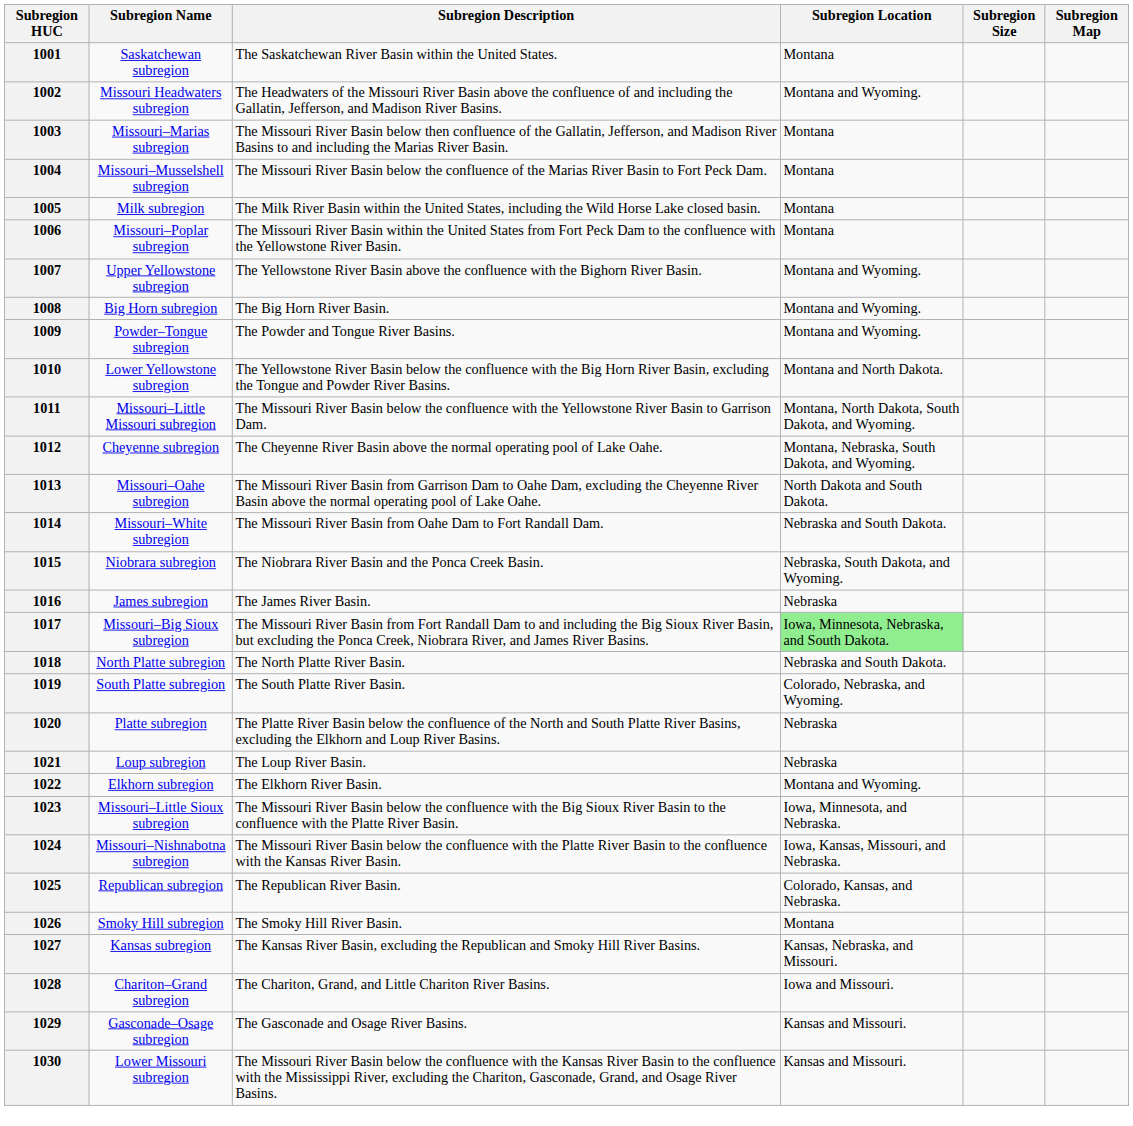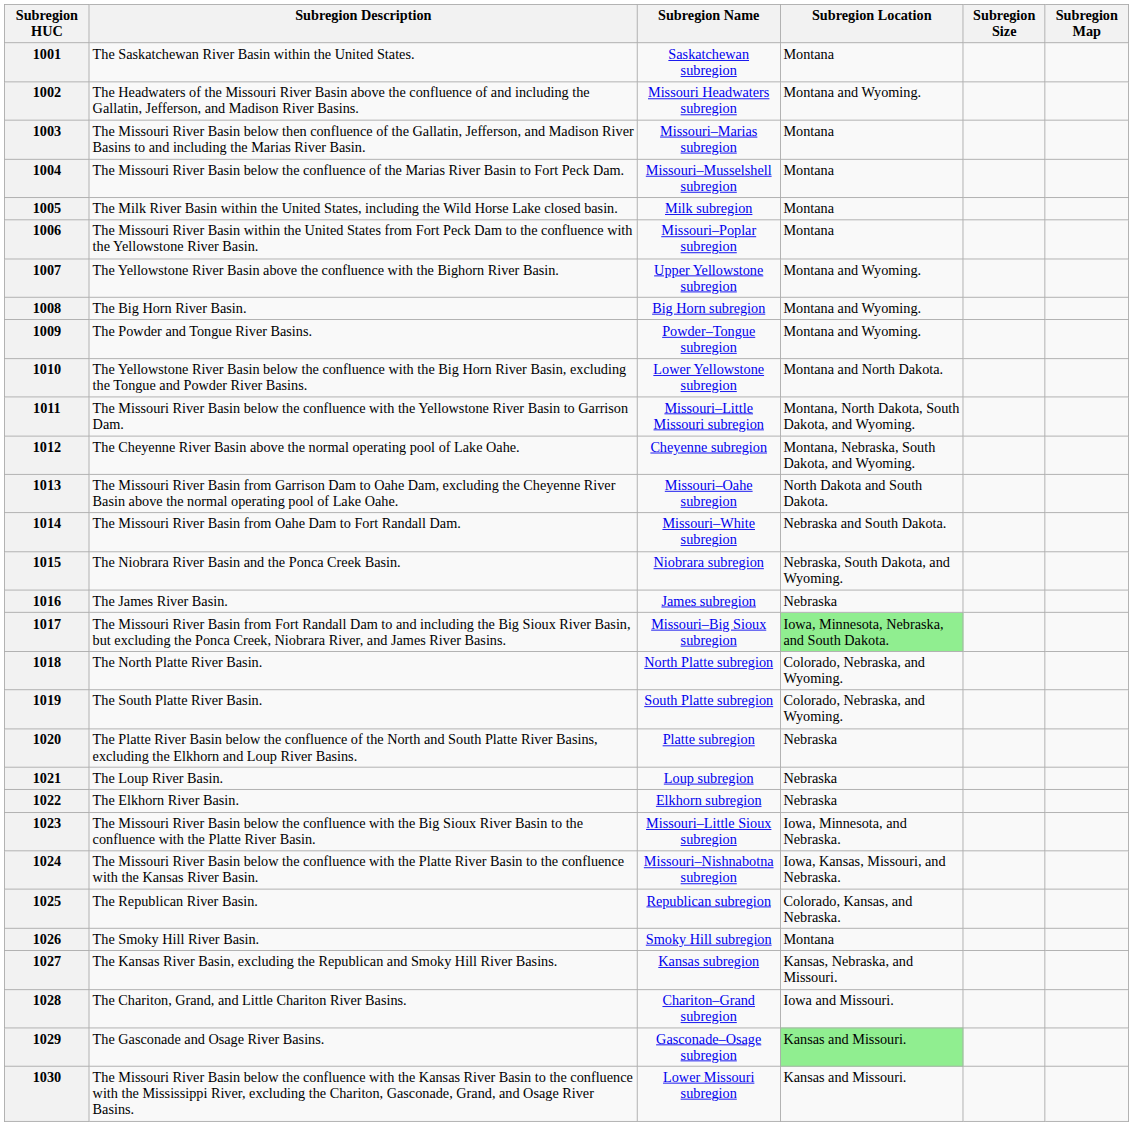columns swapped: (161, 15) <-> (506, 15)
(865, 662) Nebraska and South Dakota. -> (854, 670) Colorado, Nebraska, and Wyoming.
(852, 784) Montana and Wyoming. -> (810, 800) Nebraska
(845, 1023) no background -> (845, 1039) lightgreen background
